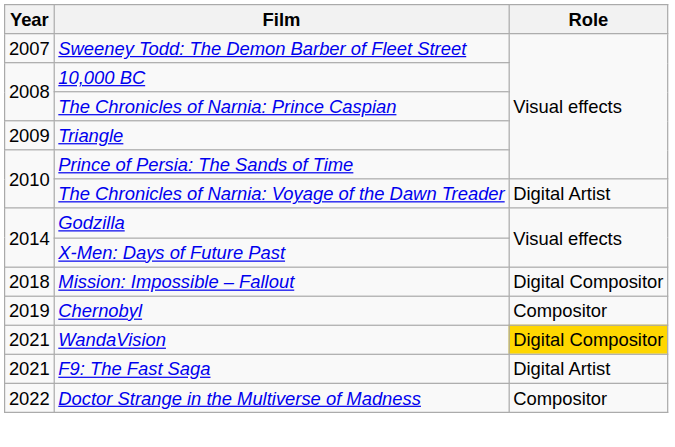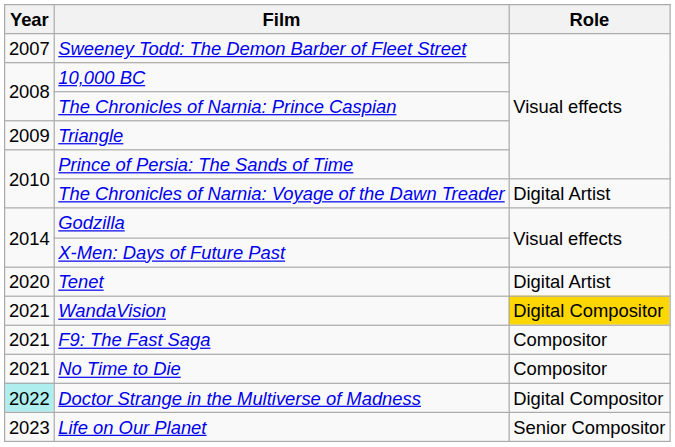- row: (176, 281)
- row: (100, 311)
+ row: (81, 281)
(562, 369) Digital Artist -> (560, 340) Compositor
+ row: (120, 369)
(29, 398) no background -> (29, 398) paleturquoise background
(560, 398) Compositor -> (588, 398) Digital Compositor
+ row: (132, 427)
